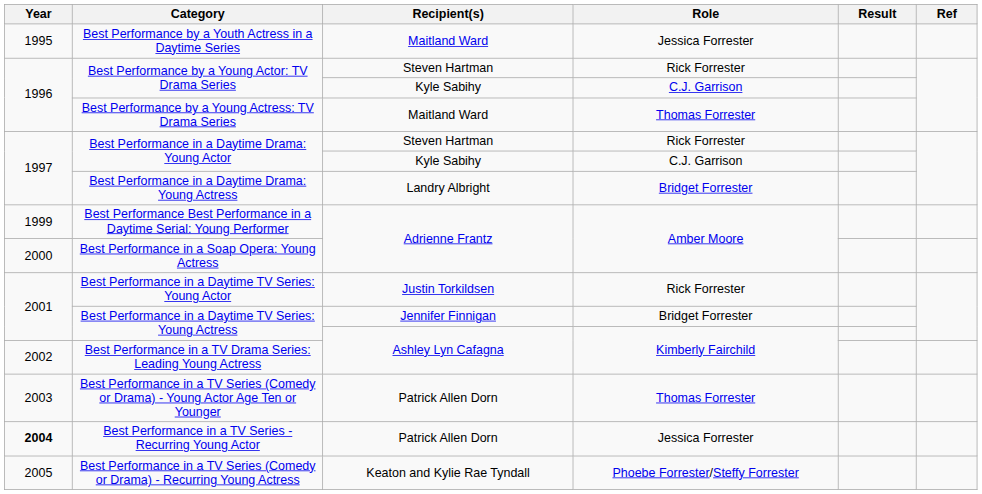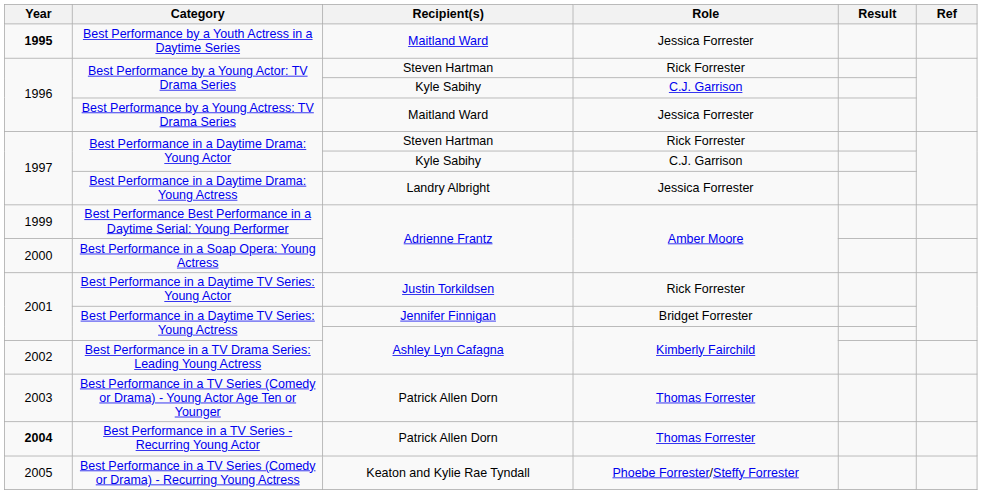(38, 41) normal -> (38, 41) bold
(706, 114) Thomas Forrester -> (706, 114) Jessica Forrester
(706, 188) Bridget Forrester -> (706, 188) Jessica Forrester
(706, 438) Jessica Forrester -> (706, 438) Thomas Forrester
